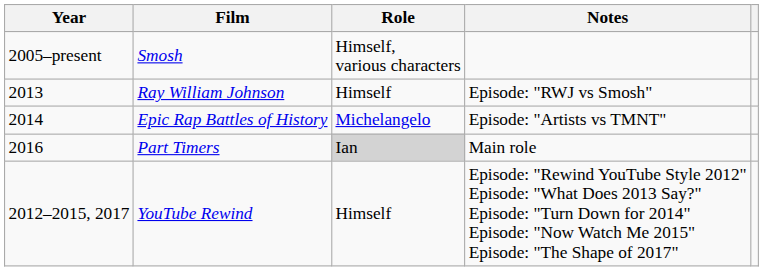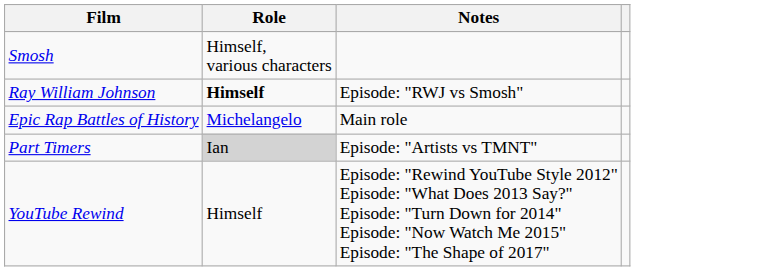- column: (69, 18)
(363, 92) normal -> (235, 92) bold
(567, 119) Episode: "Artists vs TMNT" -> (374, 119) Main role
(502, 147) Main role -> (439, 147) Episode: "Artists vs TMNT"
